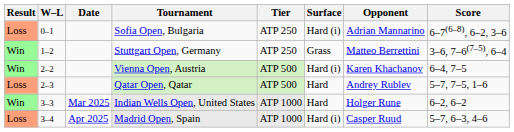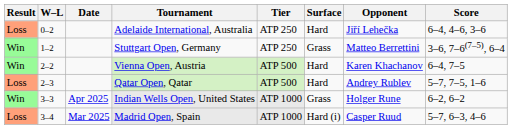- row: (159, 31)
+ row: (183, 29)
(324, 68) Hard (i) -> (317, 65) Hard
(89, 102) Mar 2025 -> (88, 99) Apr 2025
(317, 102) Hard -> (319, 99) Grass
(88, 119) Apr 2025 -> (89, 116) Mar 2025
